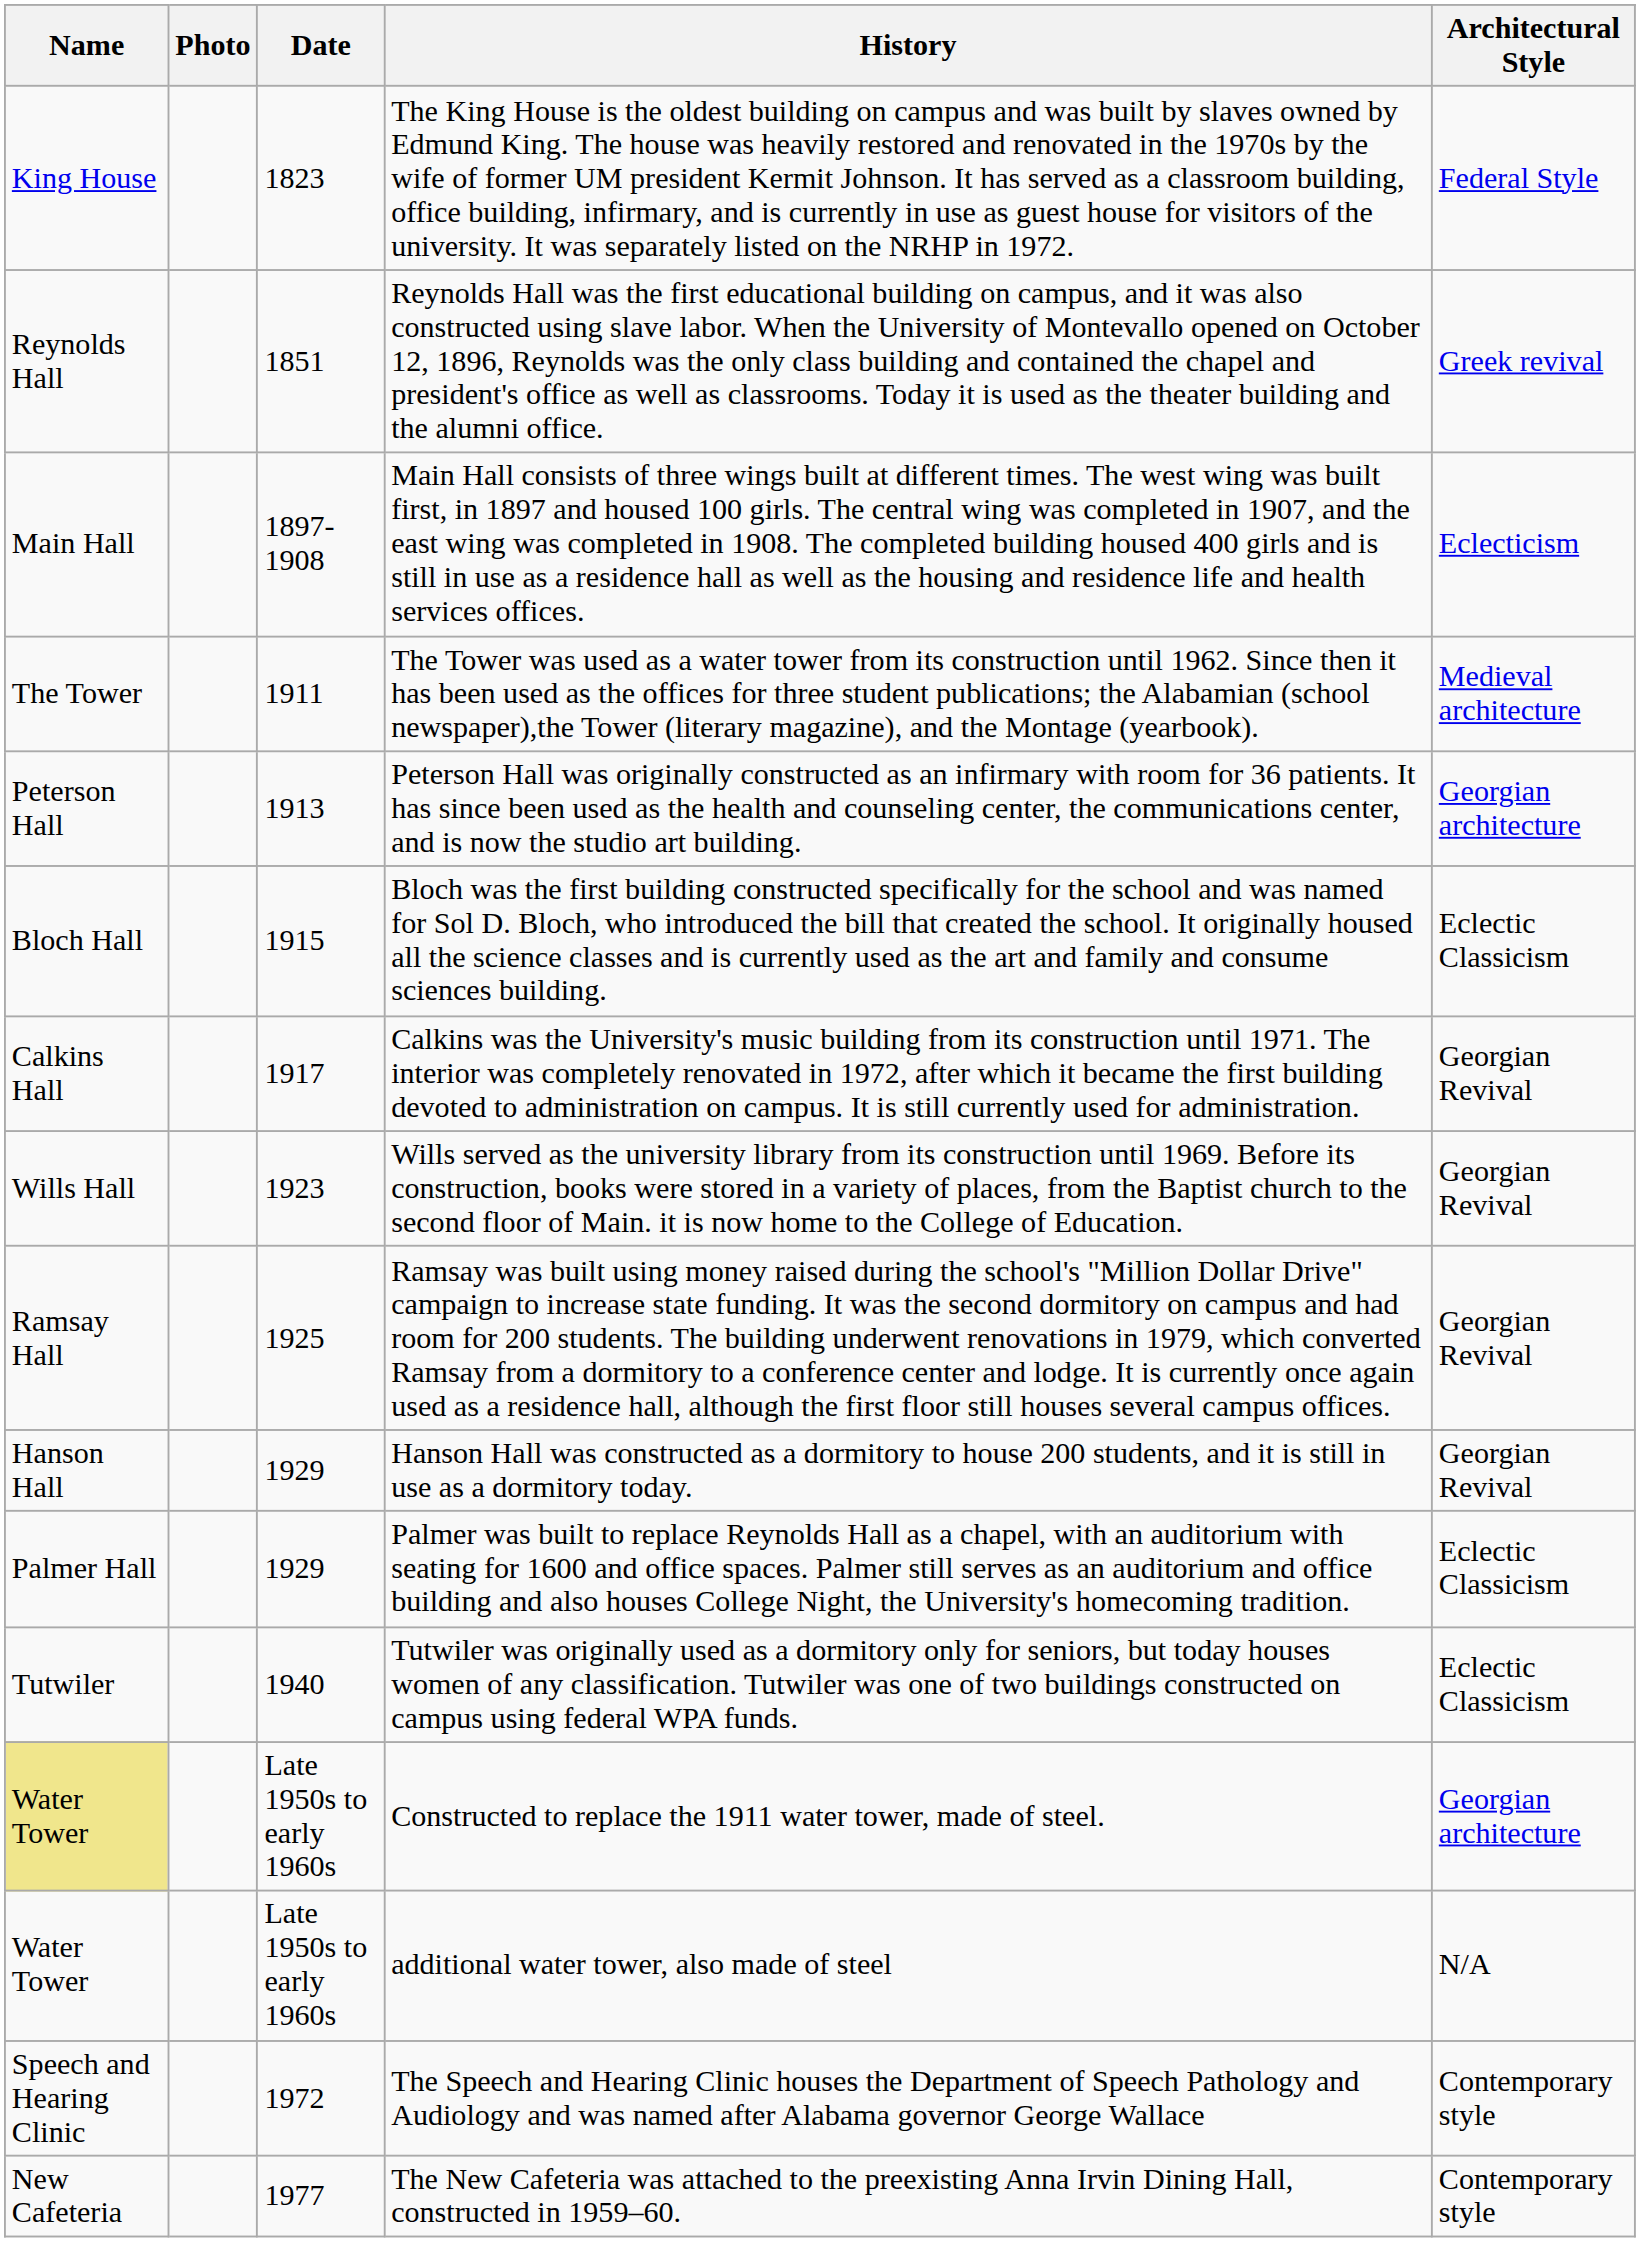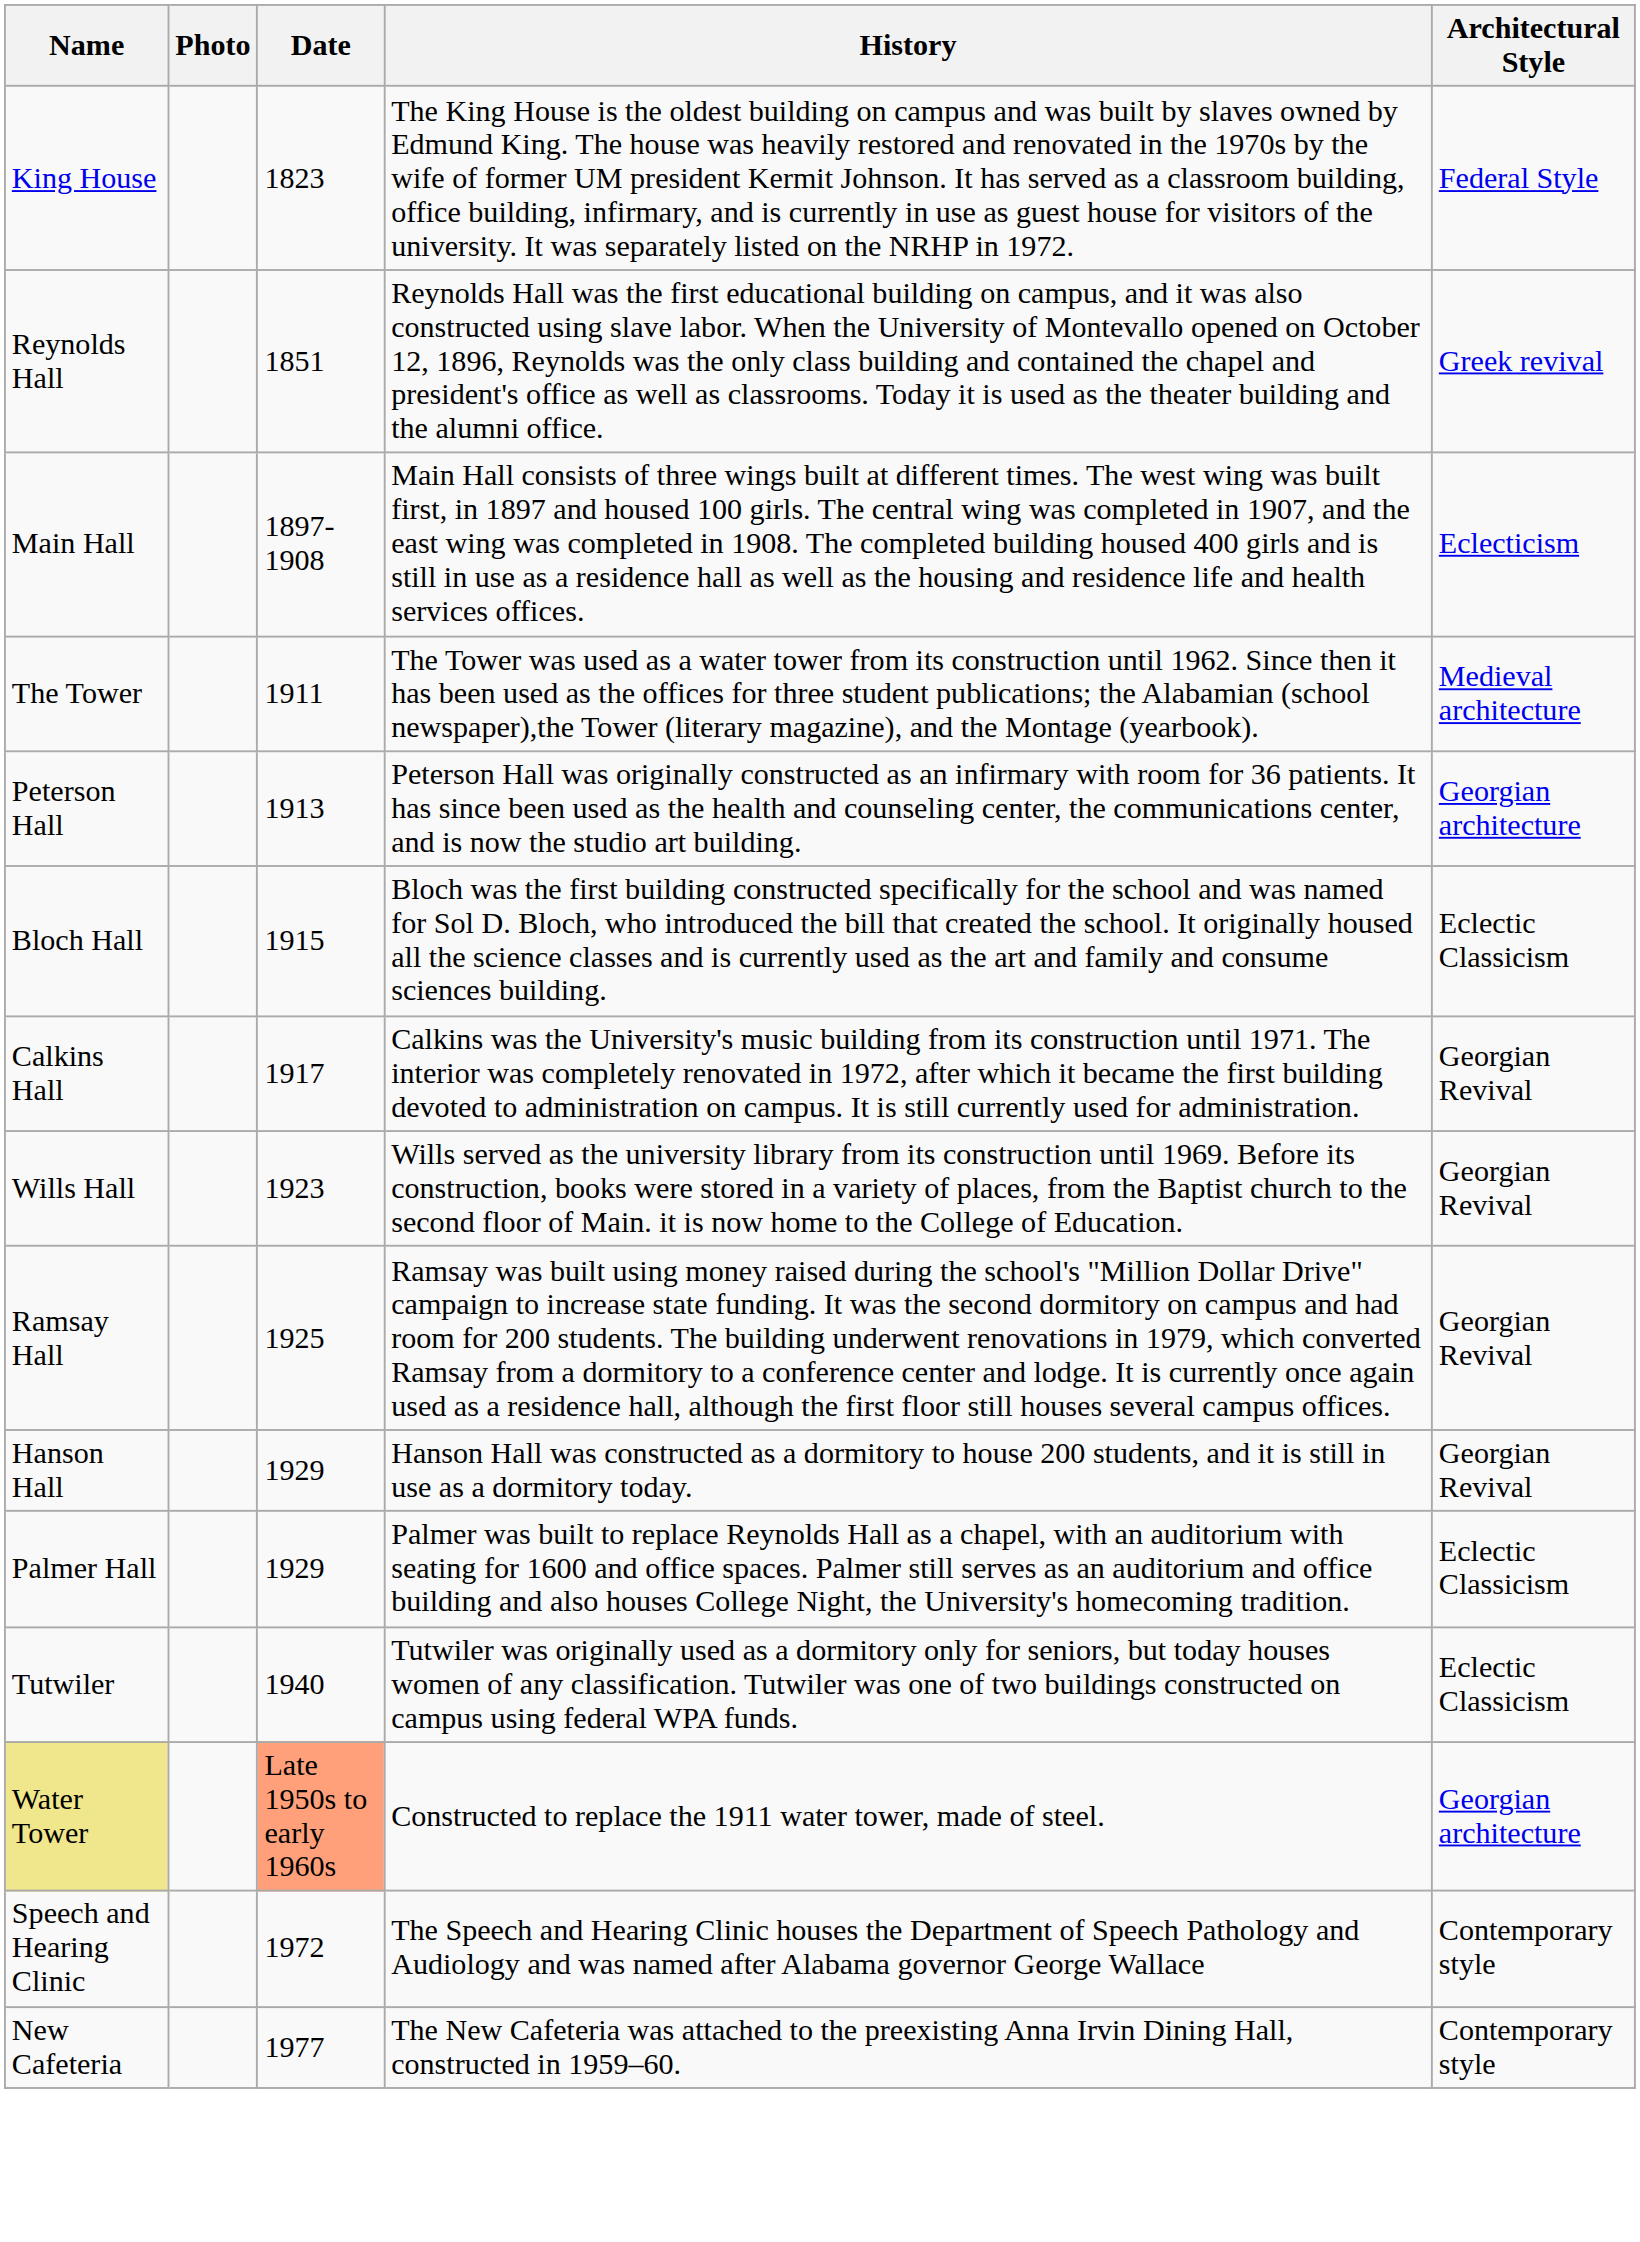(316, 1815) no background -> (316, 1815) lightsalmon background
- row: (642, 1965)
